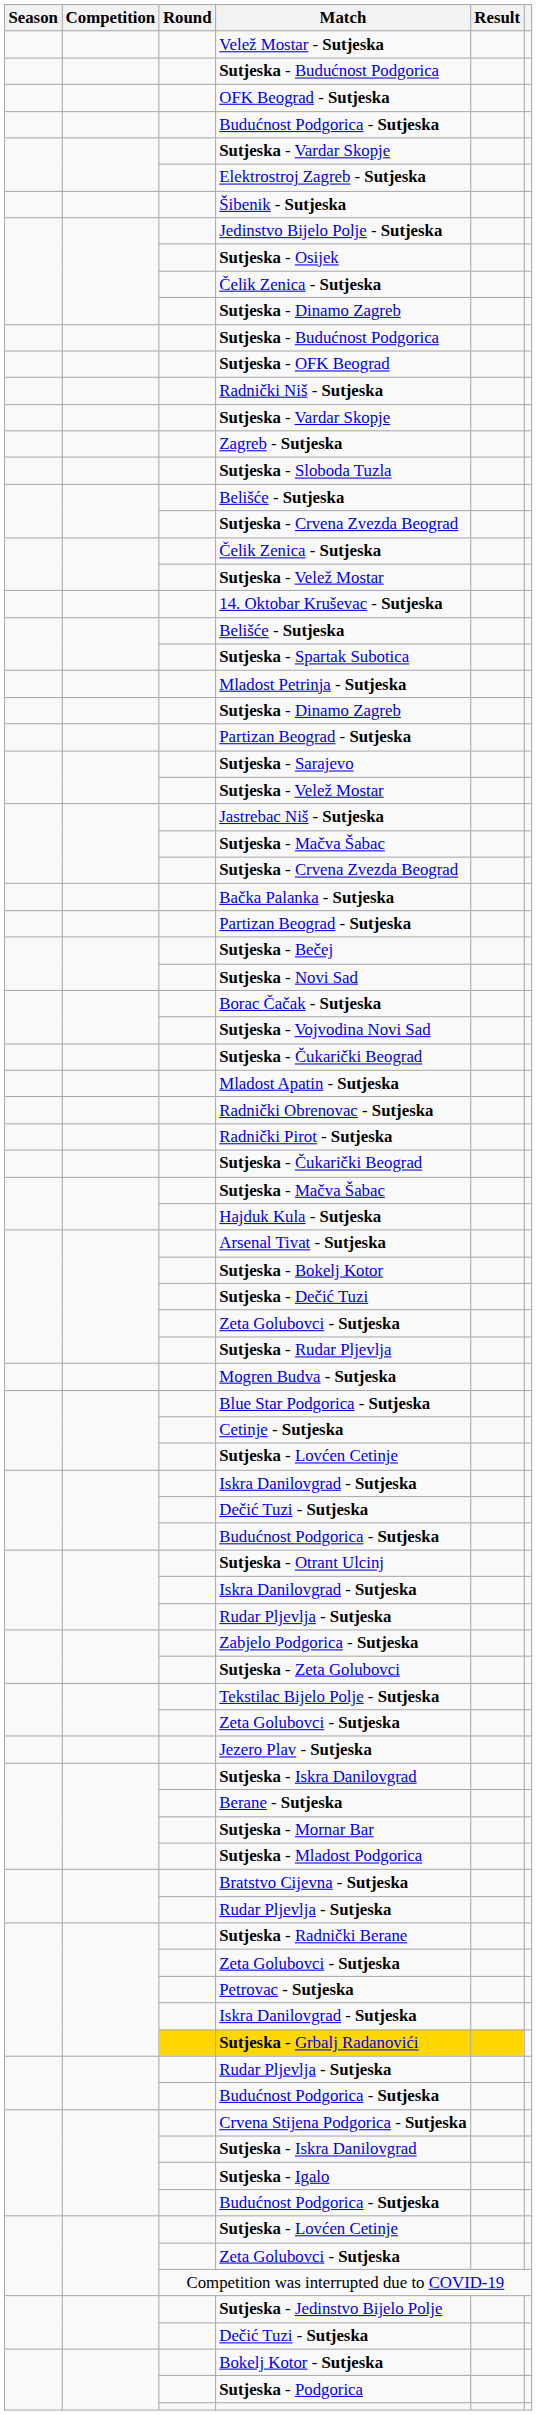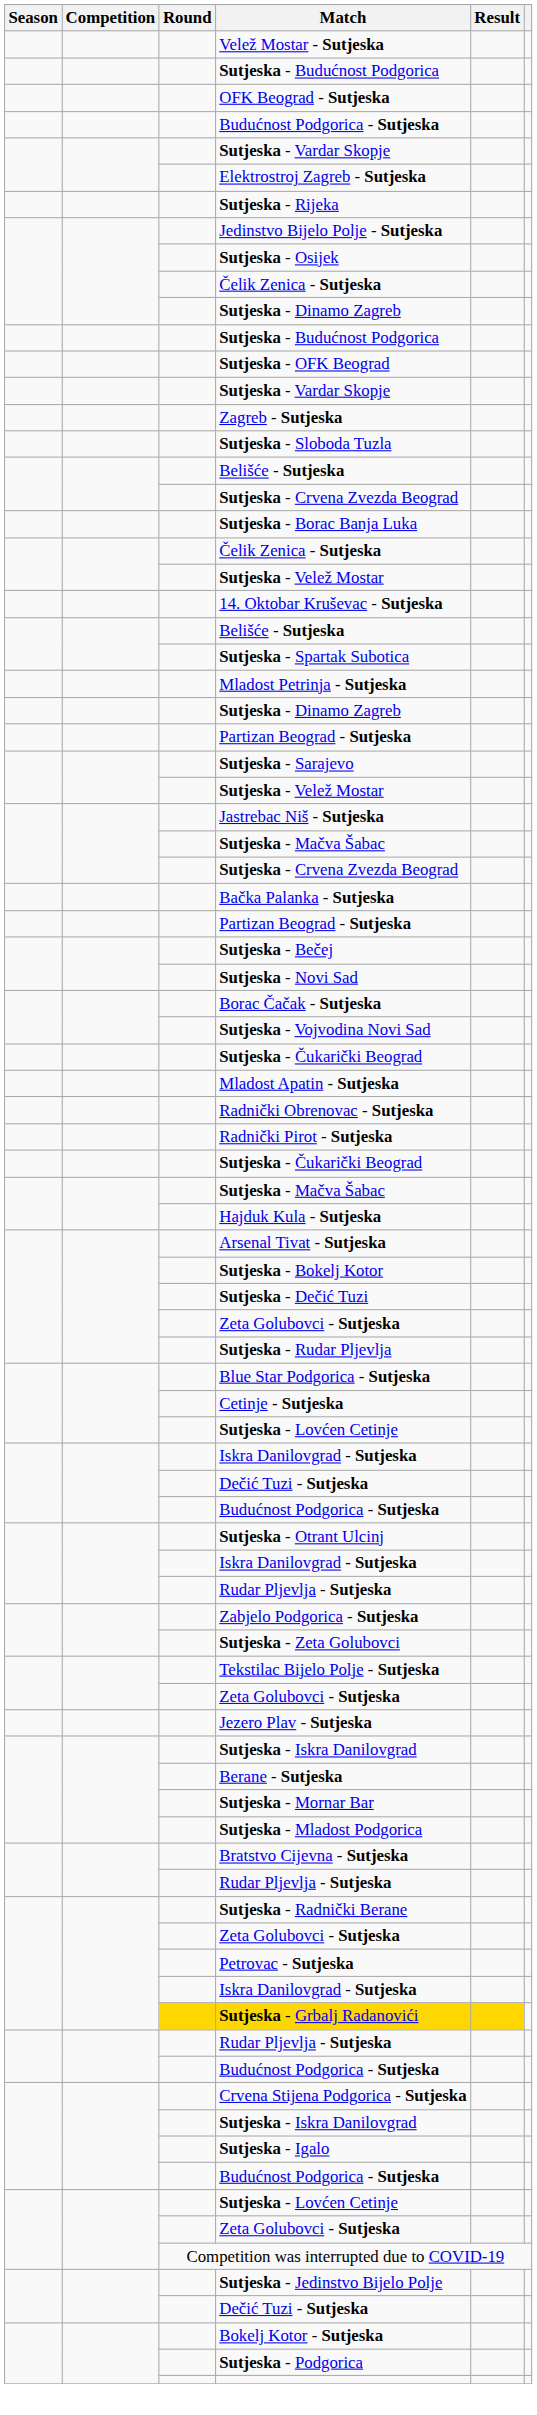- row: (187, 204)
+ row: (187, 204)
- row: (187, 391)
+ row: (187, 524)
- row: (187, 1377)
